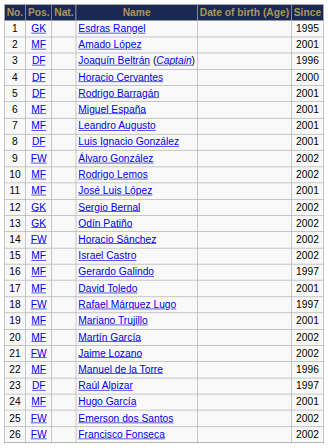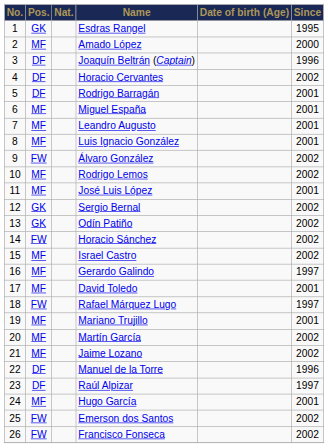(307, 45) 2001 -> (307, 45) 2000
(307, 77) 2000 -> (307, 77) 2002
(39, 142) DF -> (39, 142) MF
(39, 353) FW -> (39, 353) MF
(39, 369) MF -> (39, 369) DF
